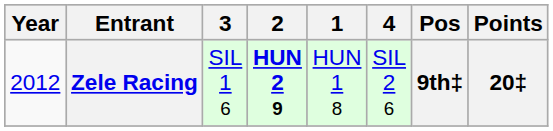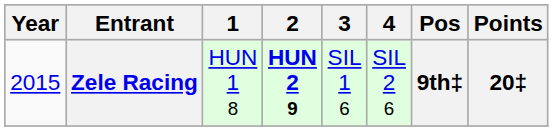columns swapped: (337, 22) <-> (225, 22)
(35, 83) 2012 -> (35, 83) 2015
